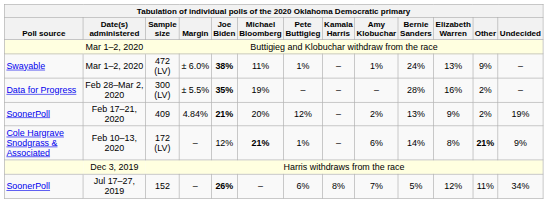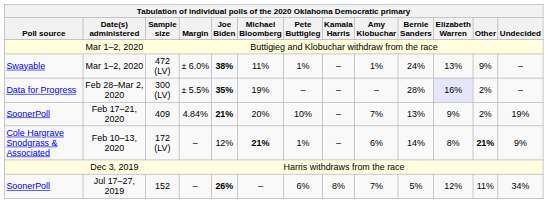(453, 90) no background -> (453, 90) lavender background
(303, 114) 12% -> (303, 114) 10%
(376, 114) 2% -> (376, 114) 7%
